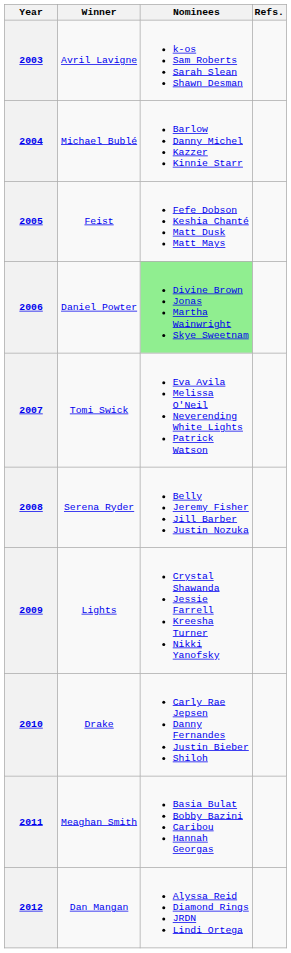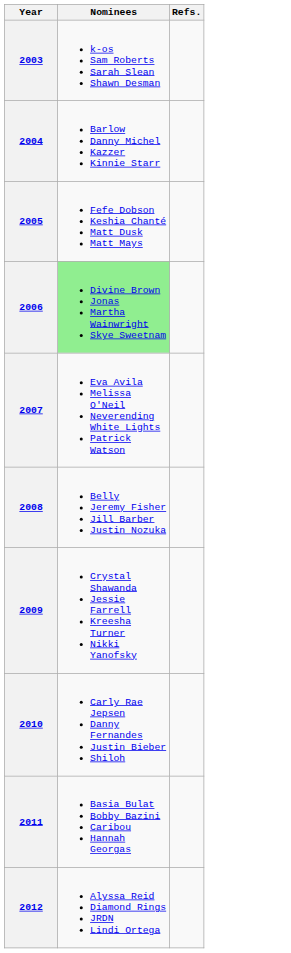- column: (99, 12)
